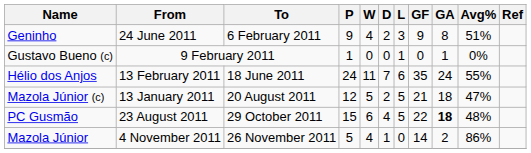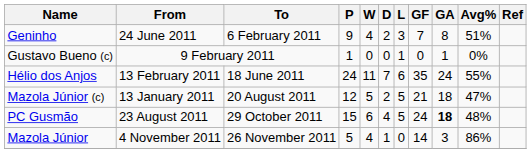(420, 35) 9 -> (420, 35) 7
(420, 117) 22 -> (420, 117) 24
(445, 138) 2 -> (445, 138) 3
